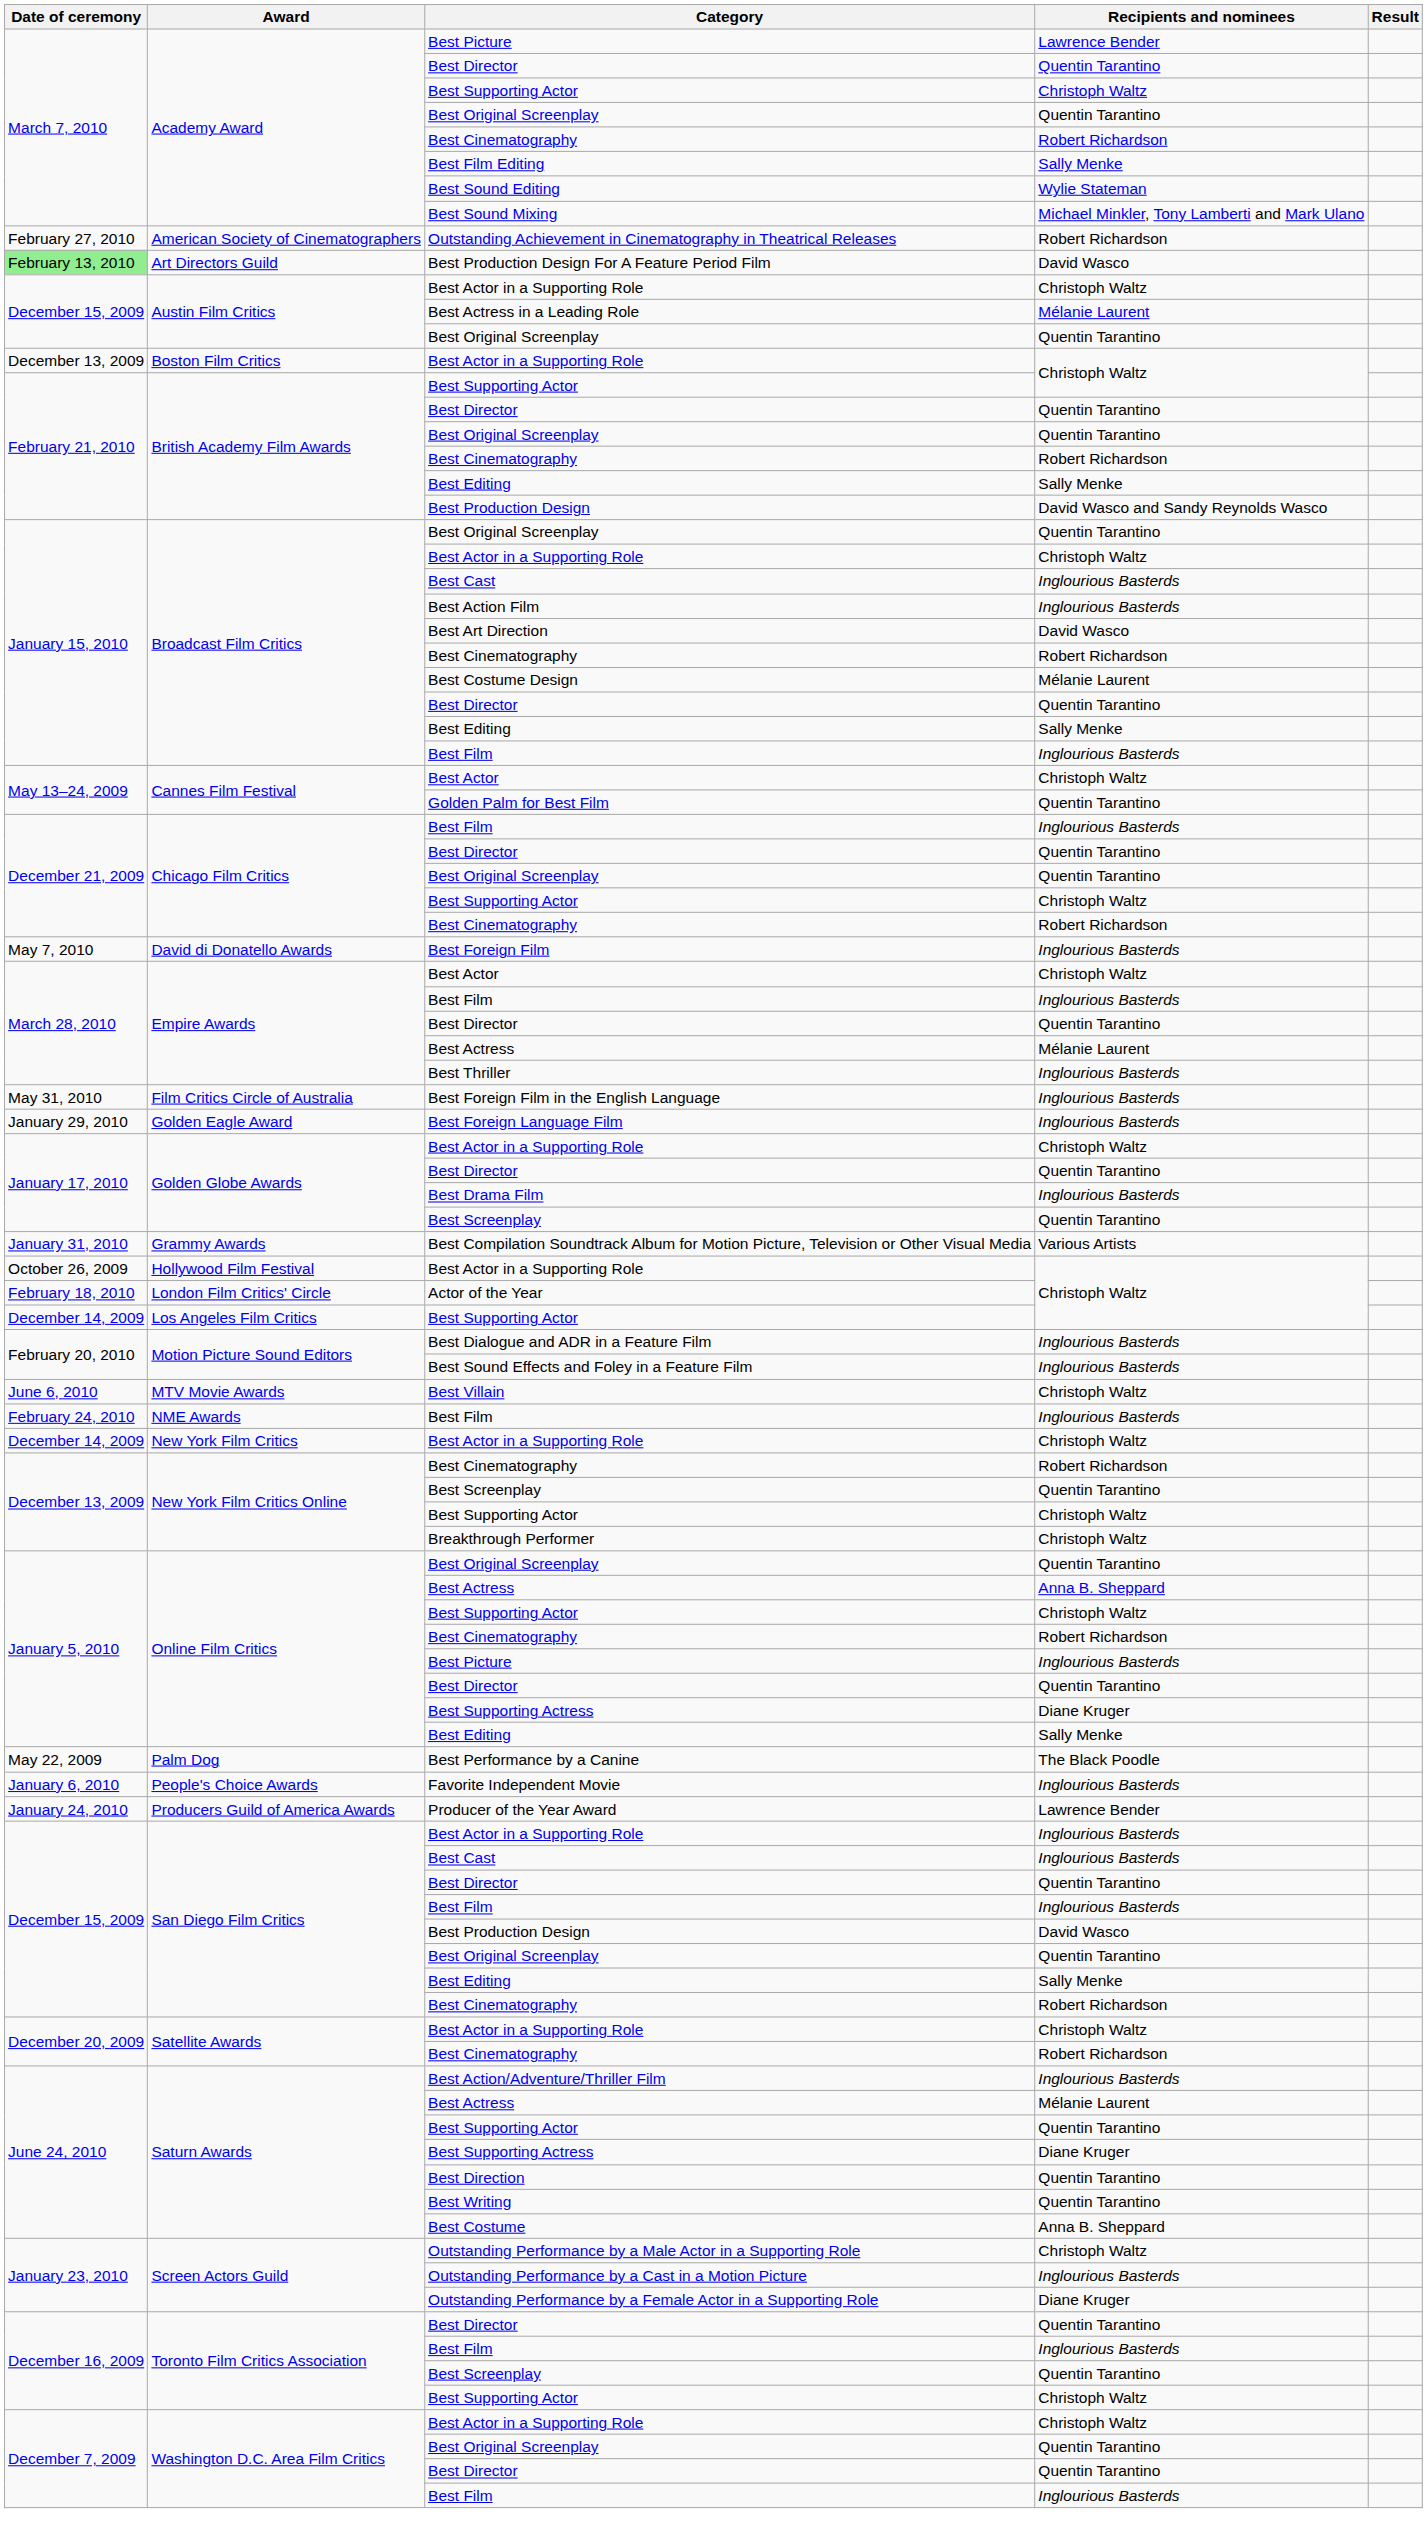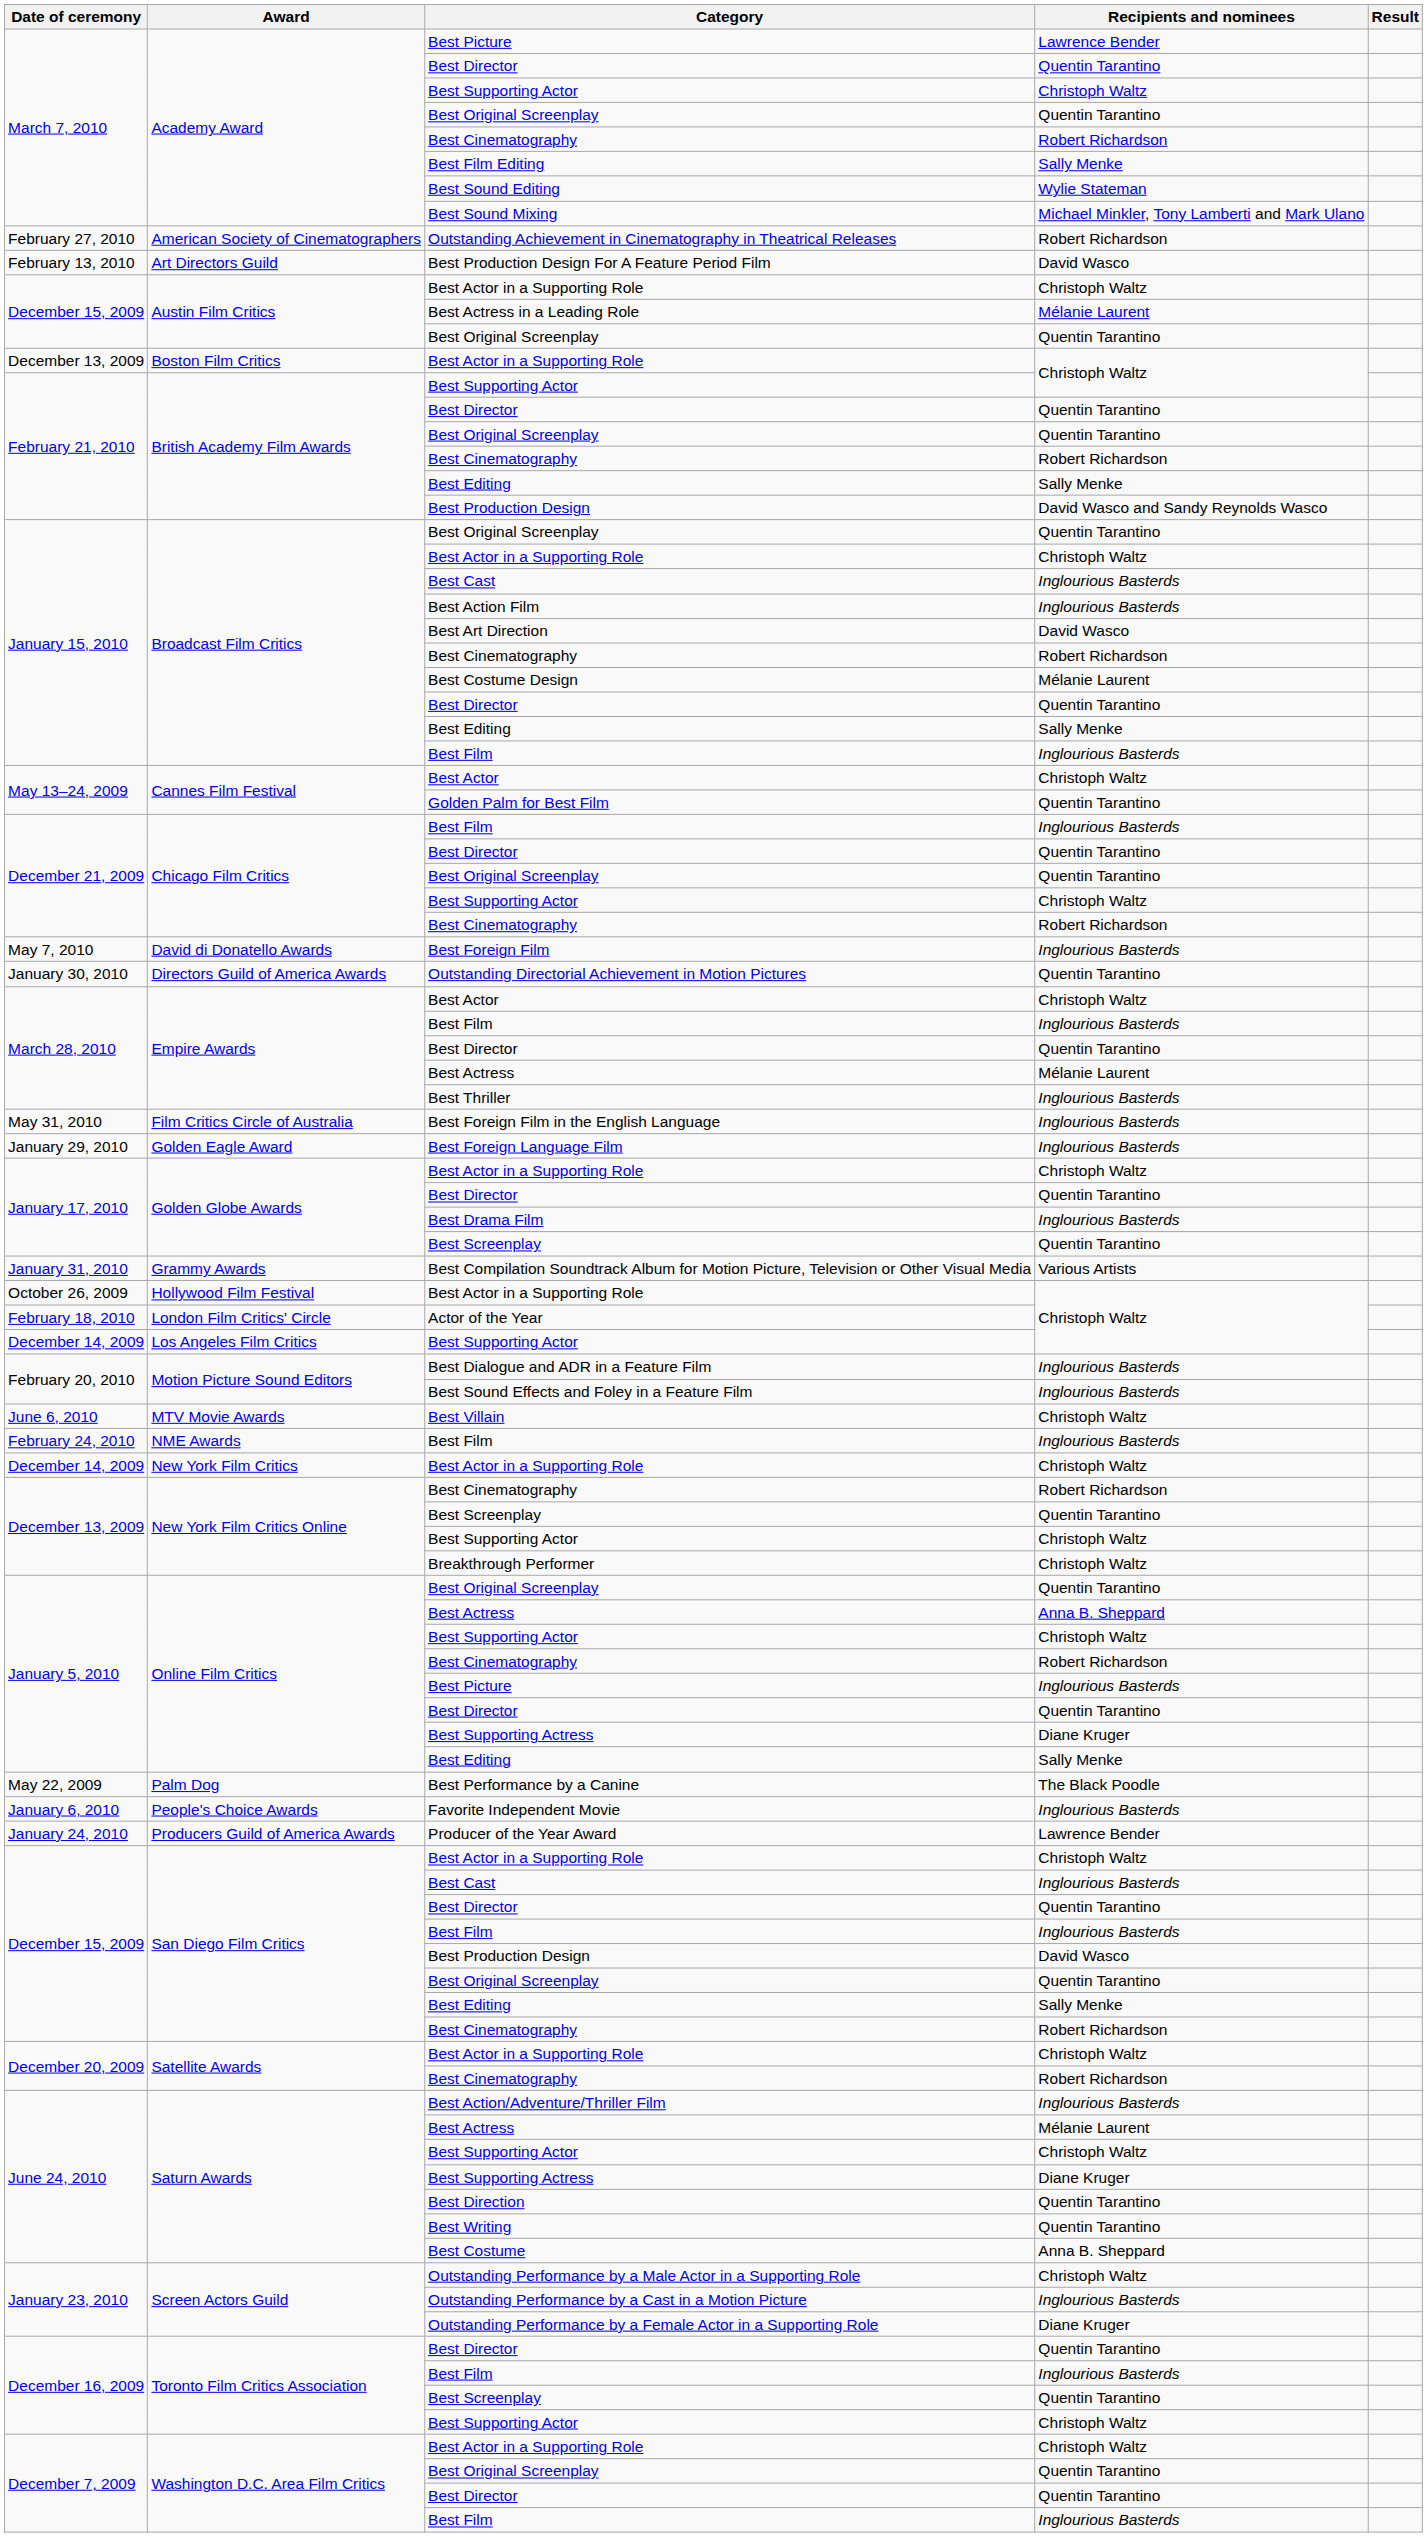(71, 262) lightgreen background -> (71, 262) no background
+ row: (269, 974)
(1109, 1833) Inglourious Basterds -> (1093, 1858) Christoph Waltz
(1099, 2128) Quentin Tarantino -> (1093, 2152) Christoph Waltz
